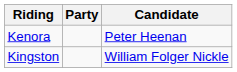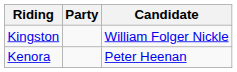rows swapped: (29, 36) <-> (33, 57)
